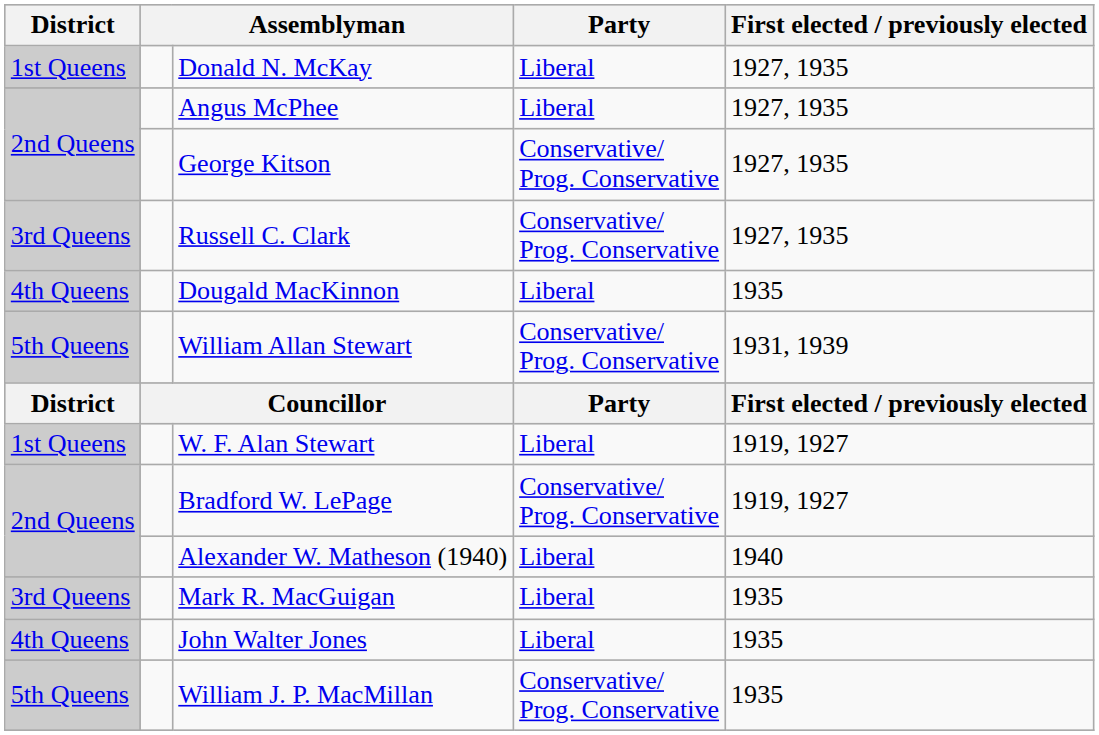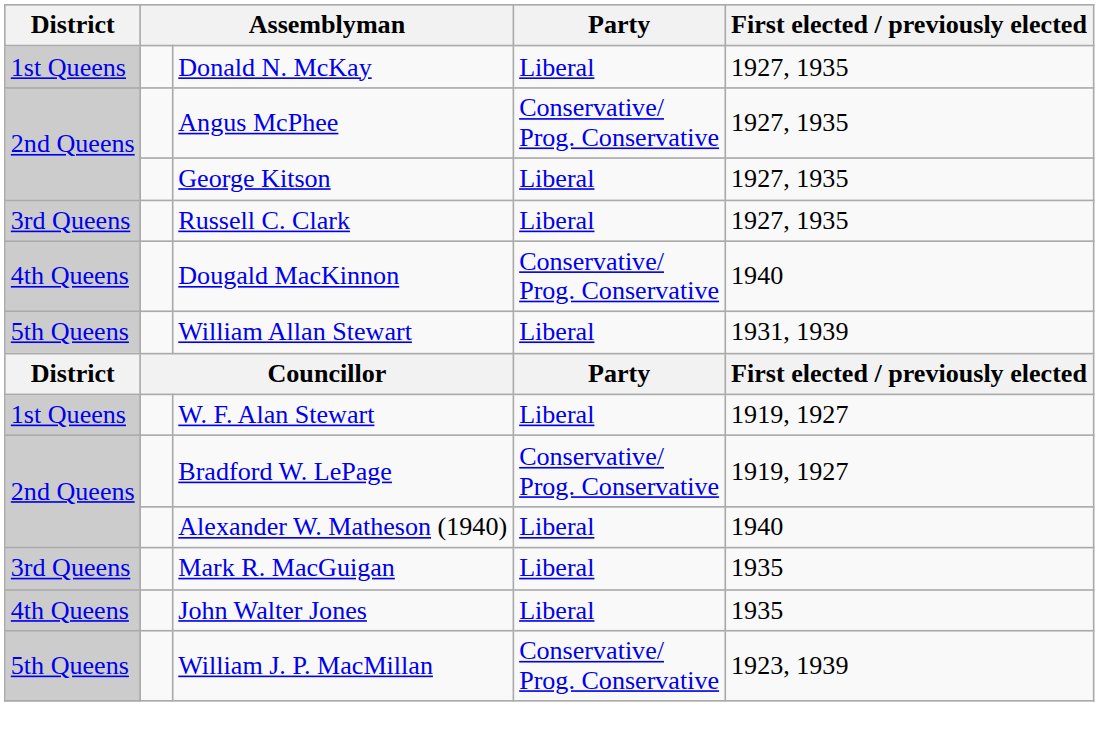(557, 107) Liberal -> (619, 122) Conservative/ Prog. Conservative
(619, 163) Conservative/ Prog. Conservative -> (557, 178) Liberal
(619, 234) Conservative/ Prog. Conservative -> (557, 219) Liberal
(557, 290) Liberal -> (619, 275) Conservative/ Prog. Conservative
(757, 290) 1935 -> (757, 275) 1940
(619, 346) Conservative/ Prog. Conservative -> (557, 332) Liberal
(757, 694) 1935 -> (790, 665) 1923, 1939
